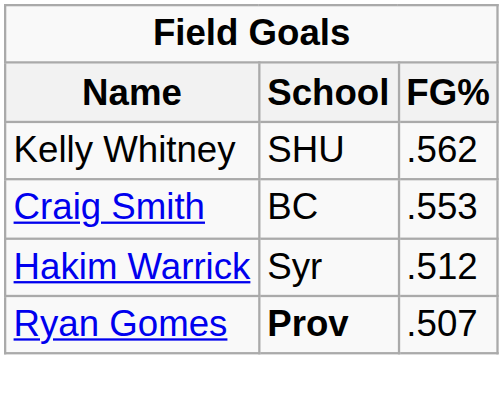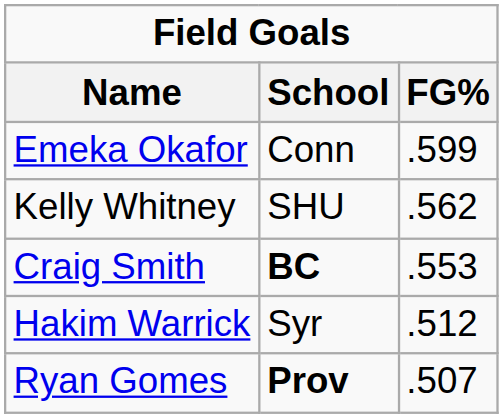+ row: (131, 149)
(293, 207) normal -> (294, 265) bold
